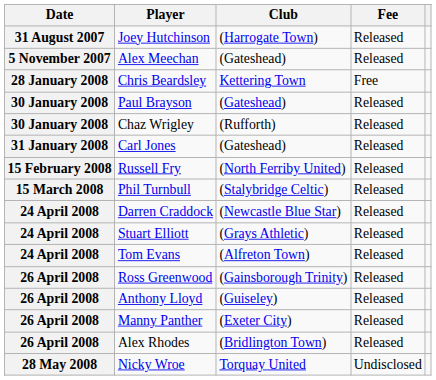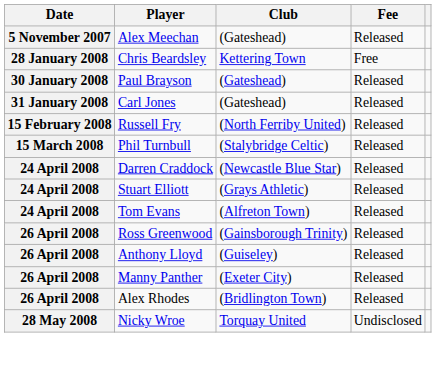- row: (164, 37)
- row: (156, 124)
